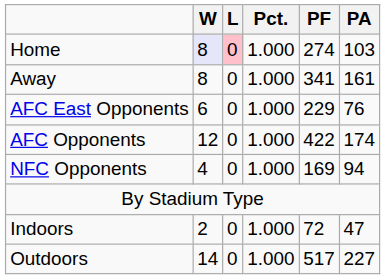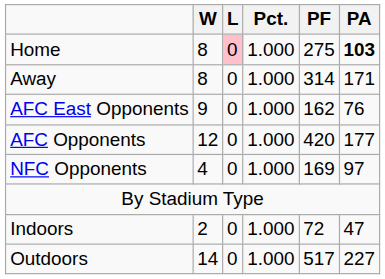(203, 49) lavender background -> (203, 49) no background
(319, 49) 274 -> (319, 49) 275
(359, 49) normal -> (359, 49) bold
(319, 79) 341 -> (319, 79) 314
(359, 79) 161 -> (359, 79) 171
(203, 109) 6 -> (203, 109) 9
(319, 109) 229 -> (319, 109) 162
(319, 139) 422 -> (319, 139) 420
(359, 139) 174 -> (359, 139) 177
(354, 169) 94 -> (354, 169) 97
